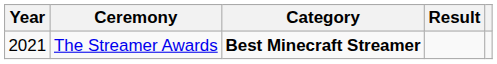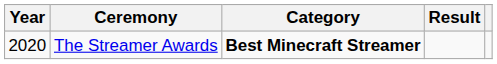(27, 44) 2021 -> (27, 44) 2020
